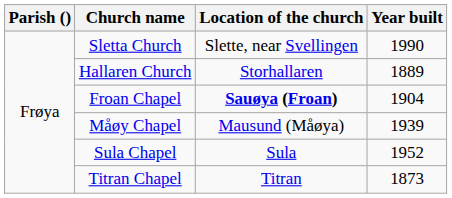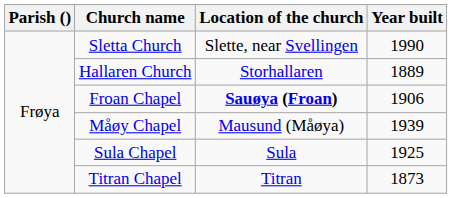(407, 98) 1904 -> (407, 98) 1906
(407, 152) 1952 -> (407, 152) 1925
